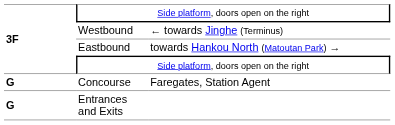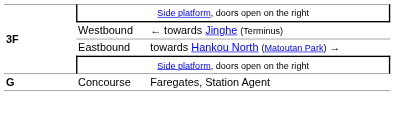- row: (103, 105)
